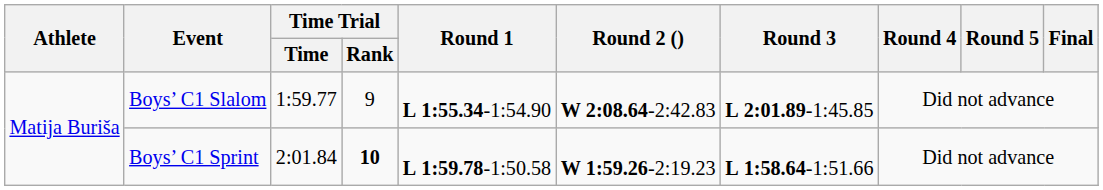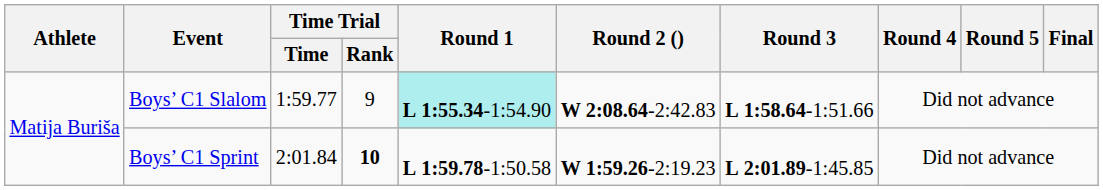(477, 111) no background -> (477, 111) paleturquoise background
(799, 111) L 2:01.89-1:45.85 -> (799, 111) L 1:58.64-1:51.66
(799, 168) L 1:58.64-1:51.66 -> (799, 168) L 2:01.89-1:45.85
